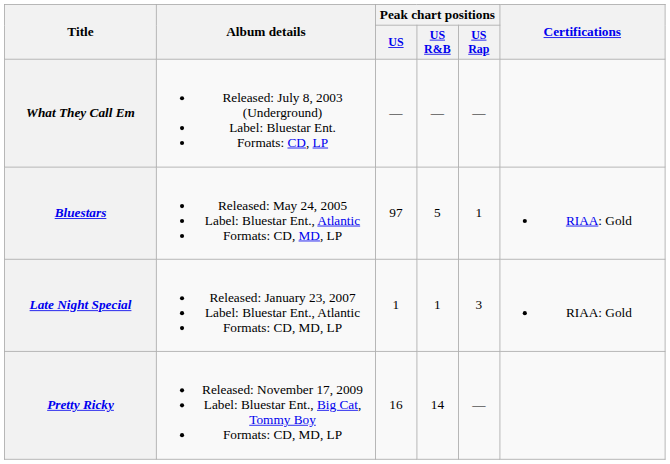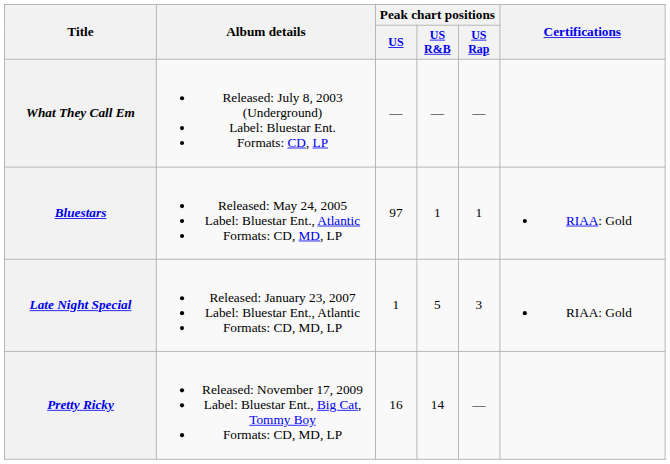(437, 212) 5 -> (437, 212) 1
(437, 305) 1 -> (437, 305) 5
